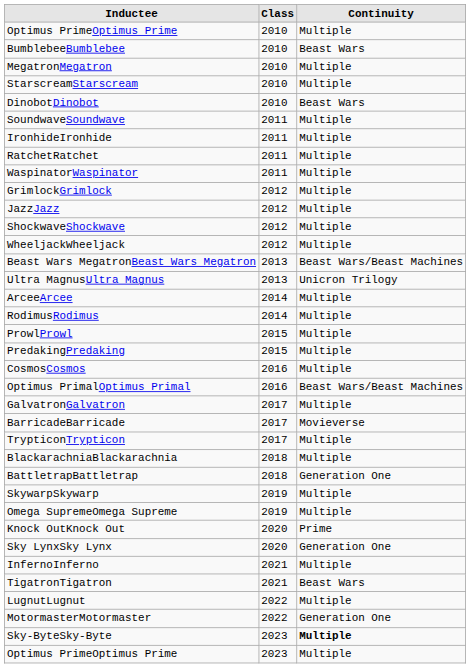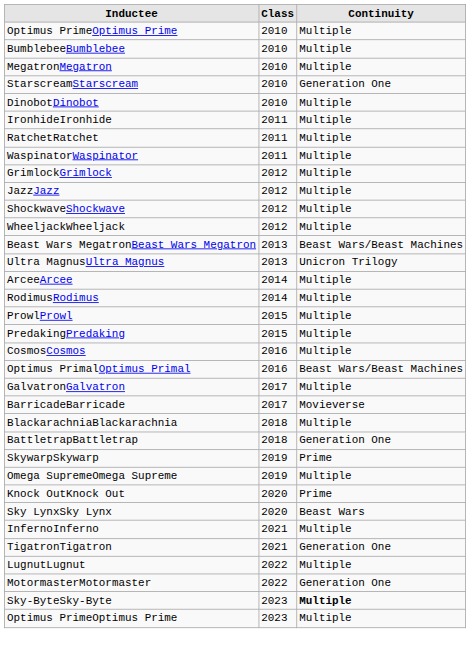(332, 49) Beast Wars -> (325, 49) Multiple
(325, 85) Multiple -> (345, 85) Generation One
(332, 102) Beast Wars -> (325, 102) Multiple
- row: (66, 120)
- row: (66, 440)
(325, 494) Multiple -> (316, 458) Prime
(345, 547) Generation One -> (332, 512) Beast Wars
(332, 583) Beast Wars -> (345, 547) Generation One
